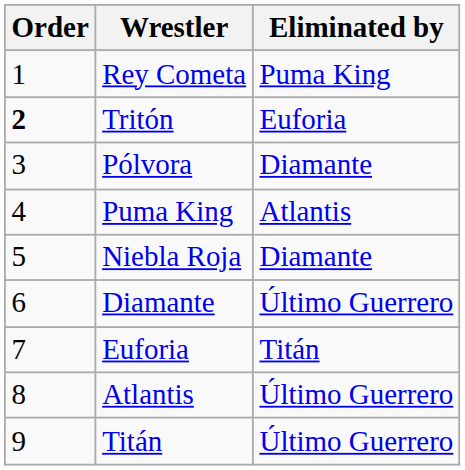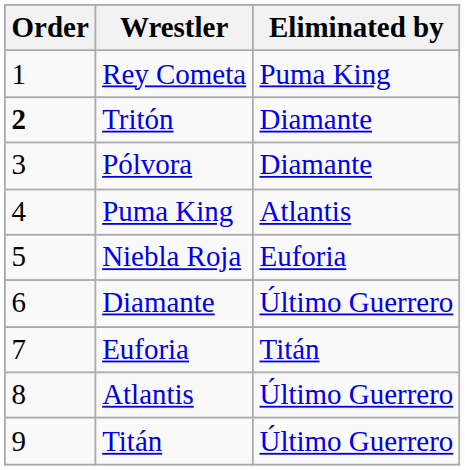(303, 119) Euforia -> (316, 119) Diamante
(316, 257) Diamante -> (303, 257) Euforia
